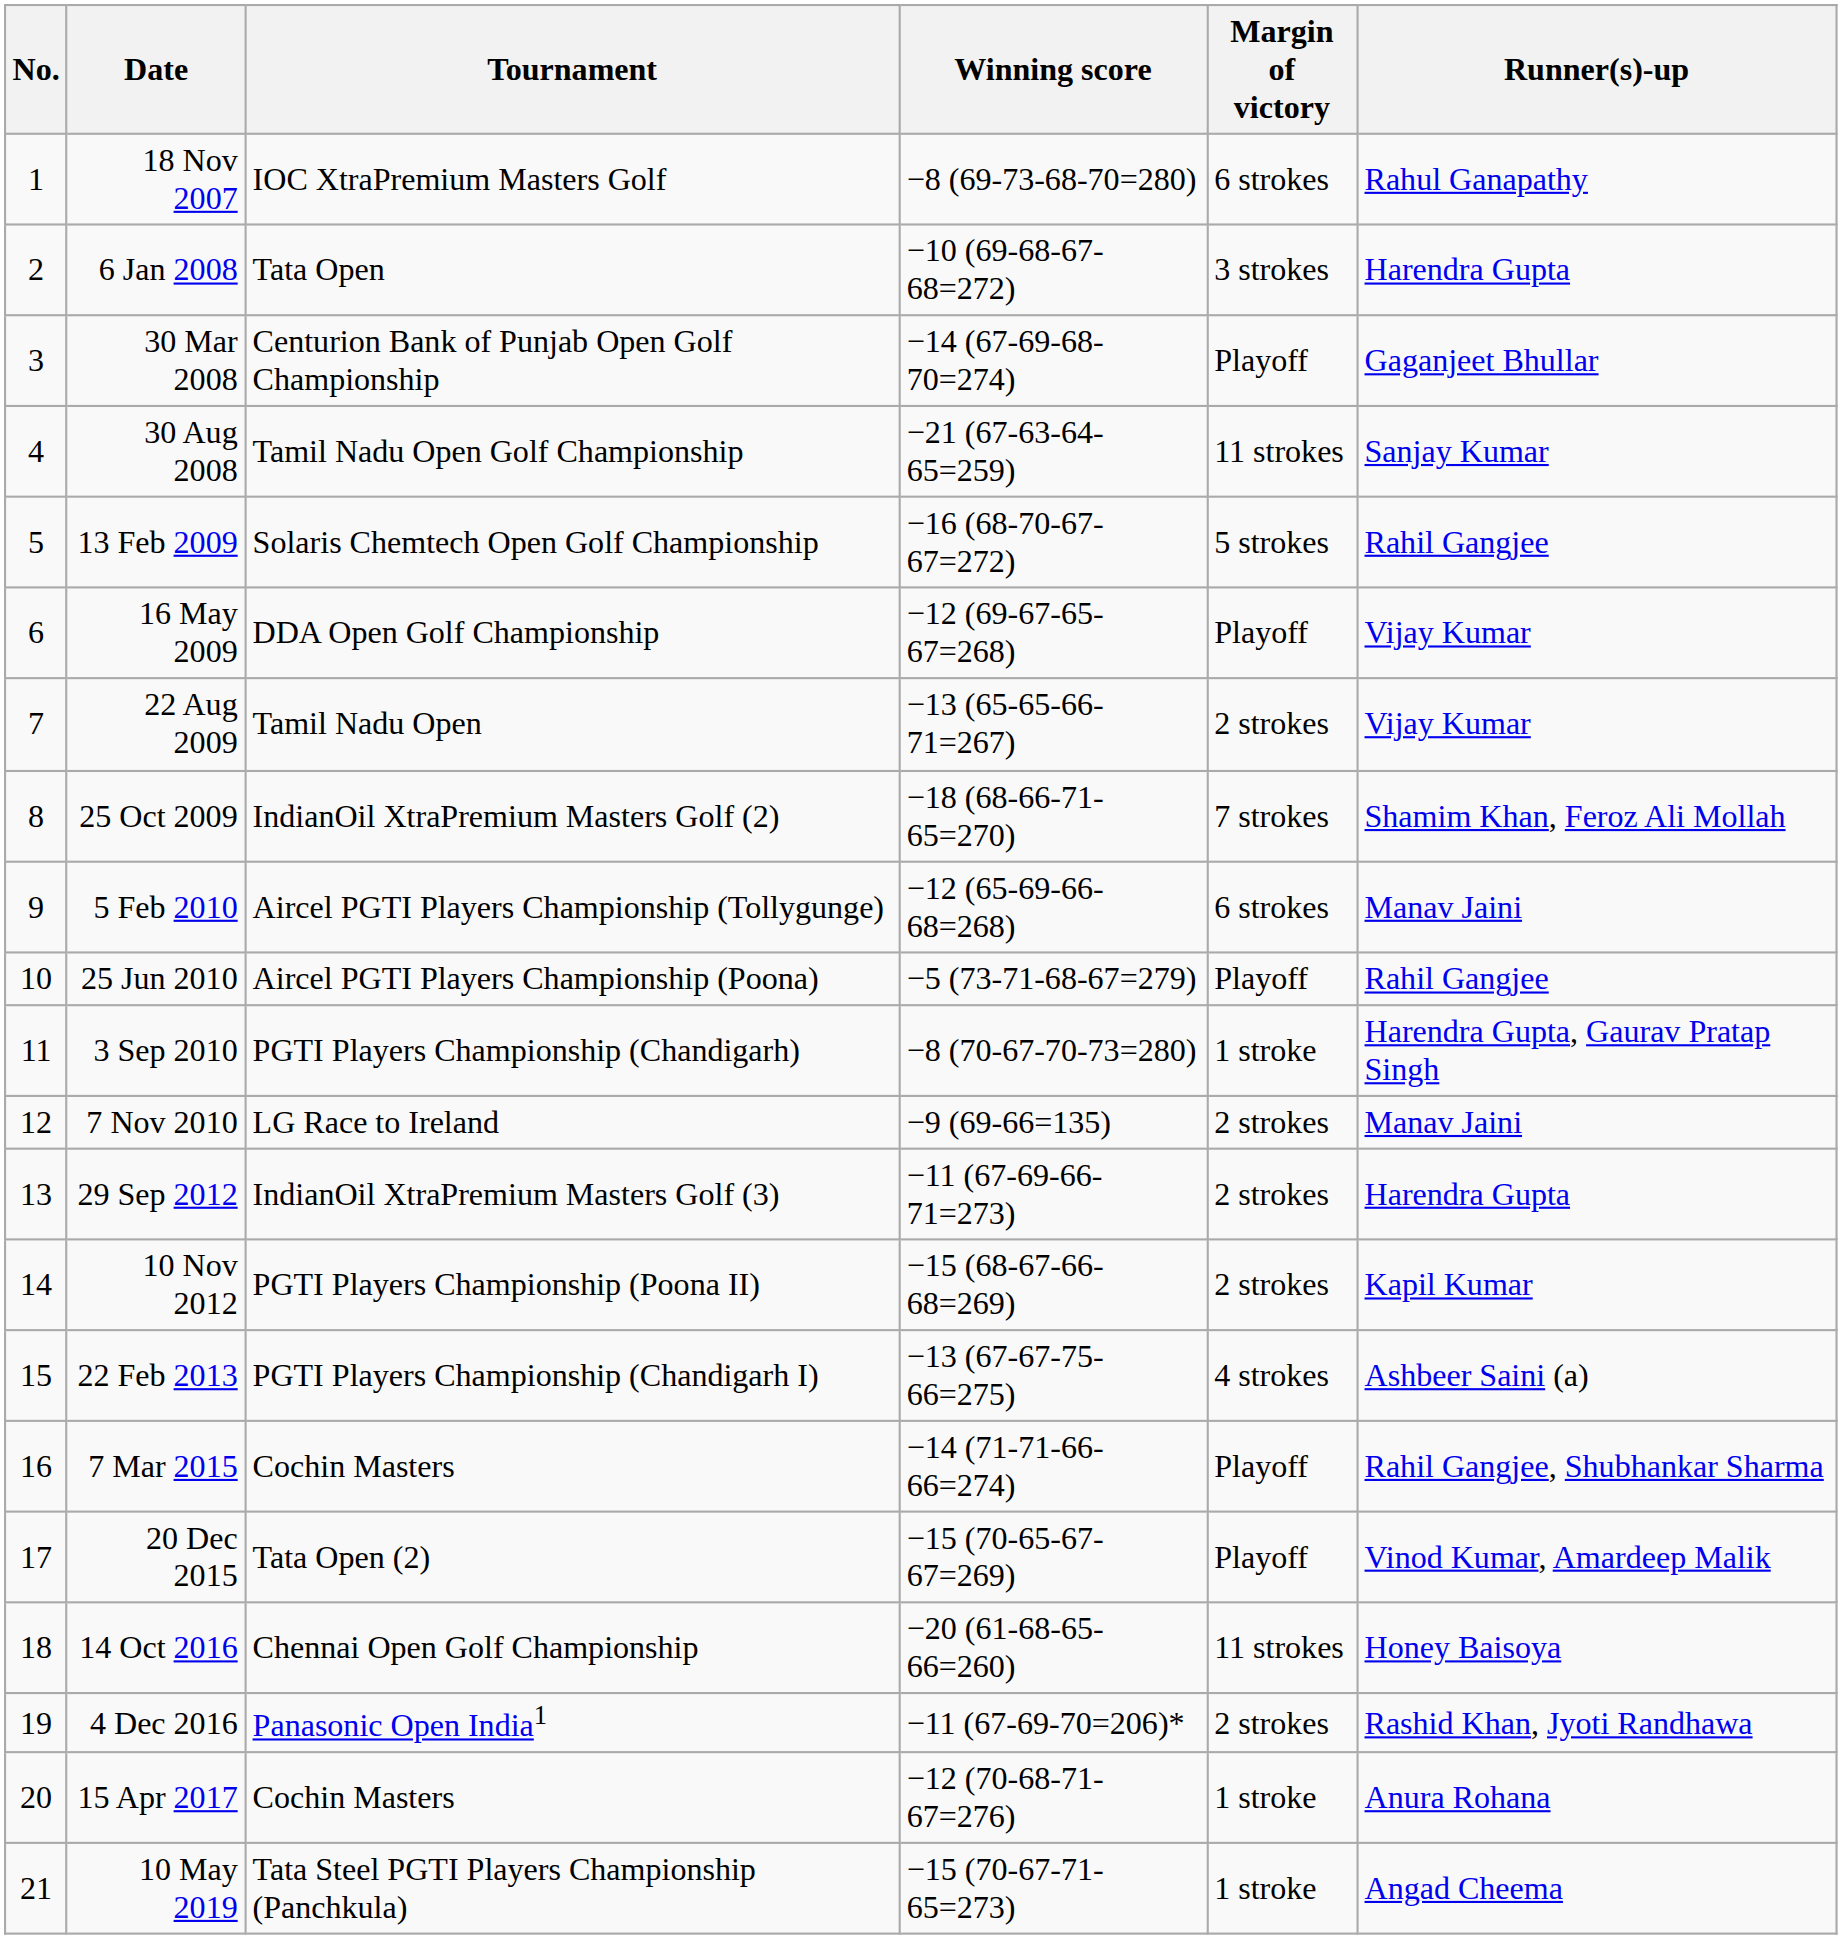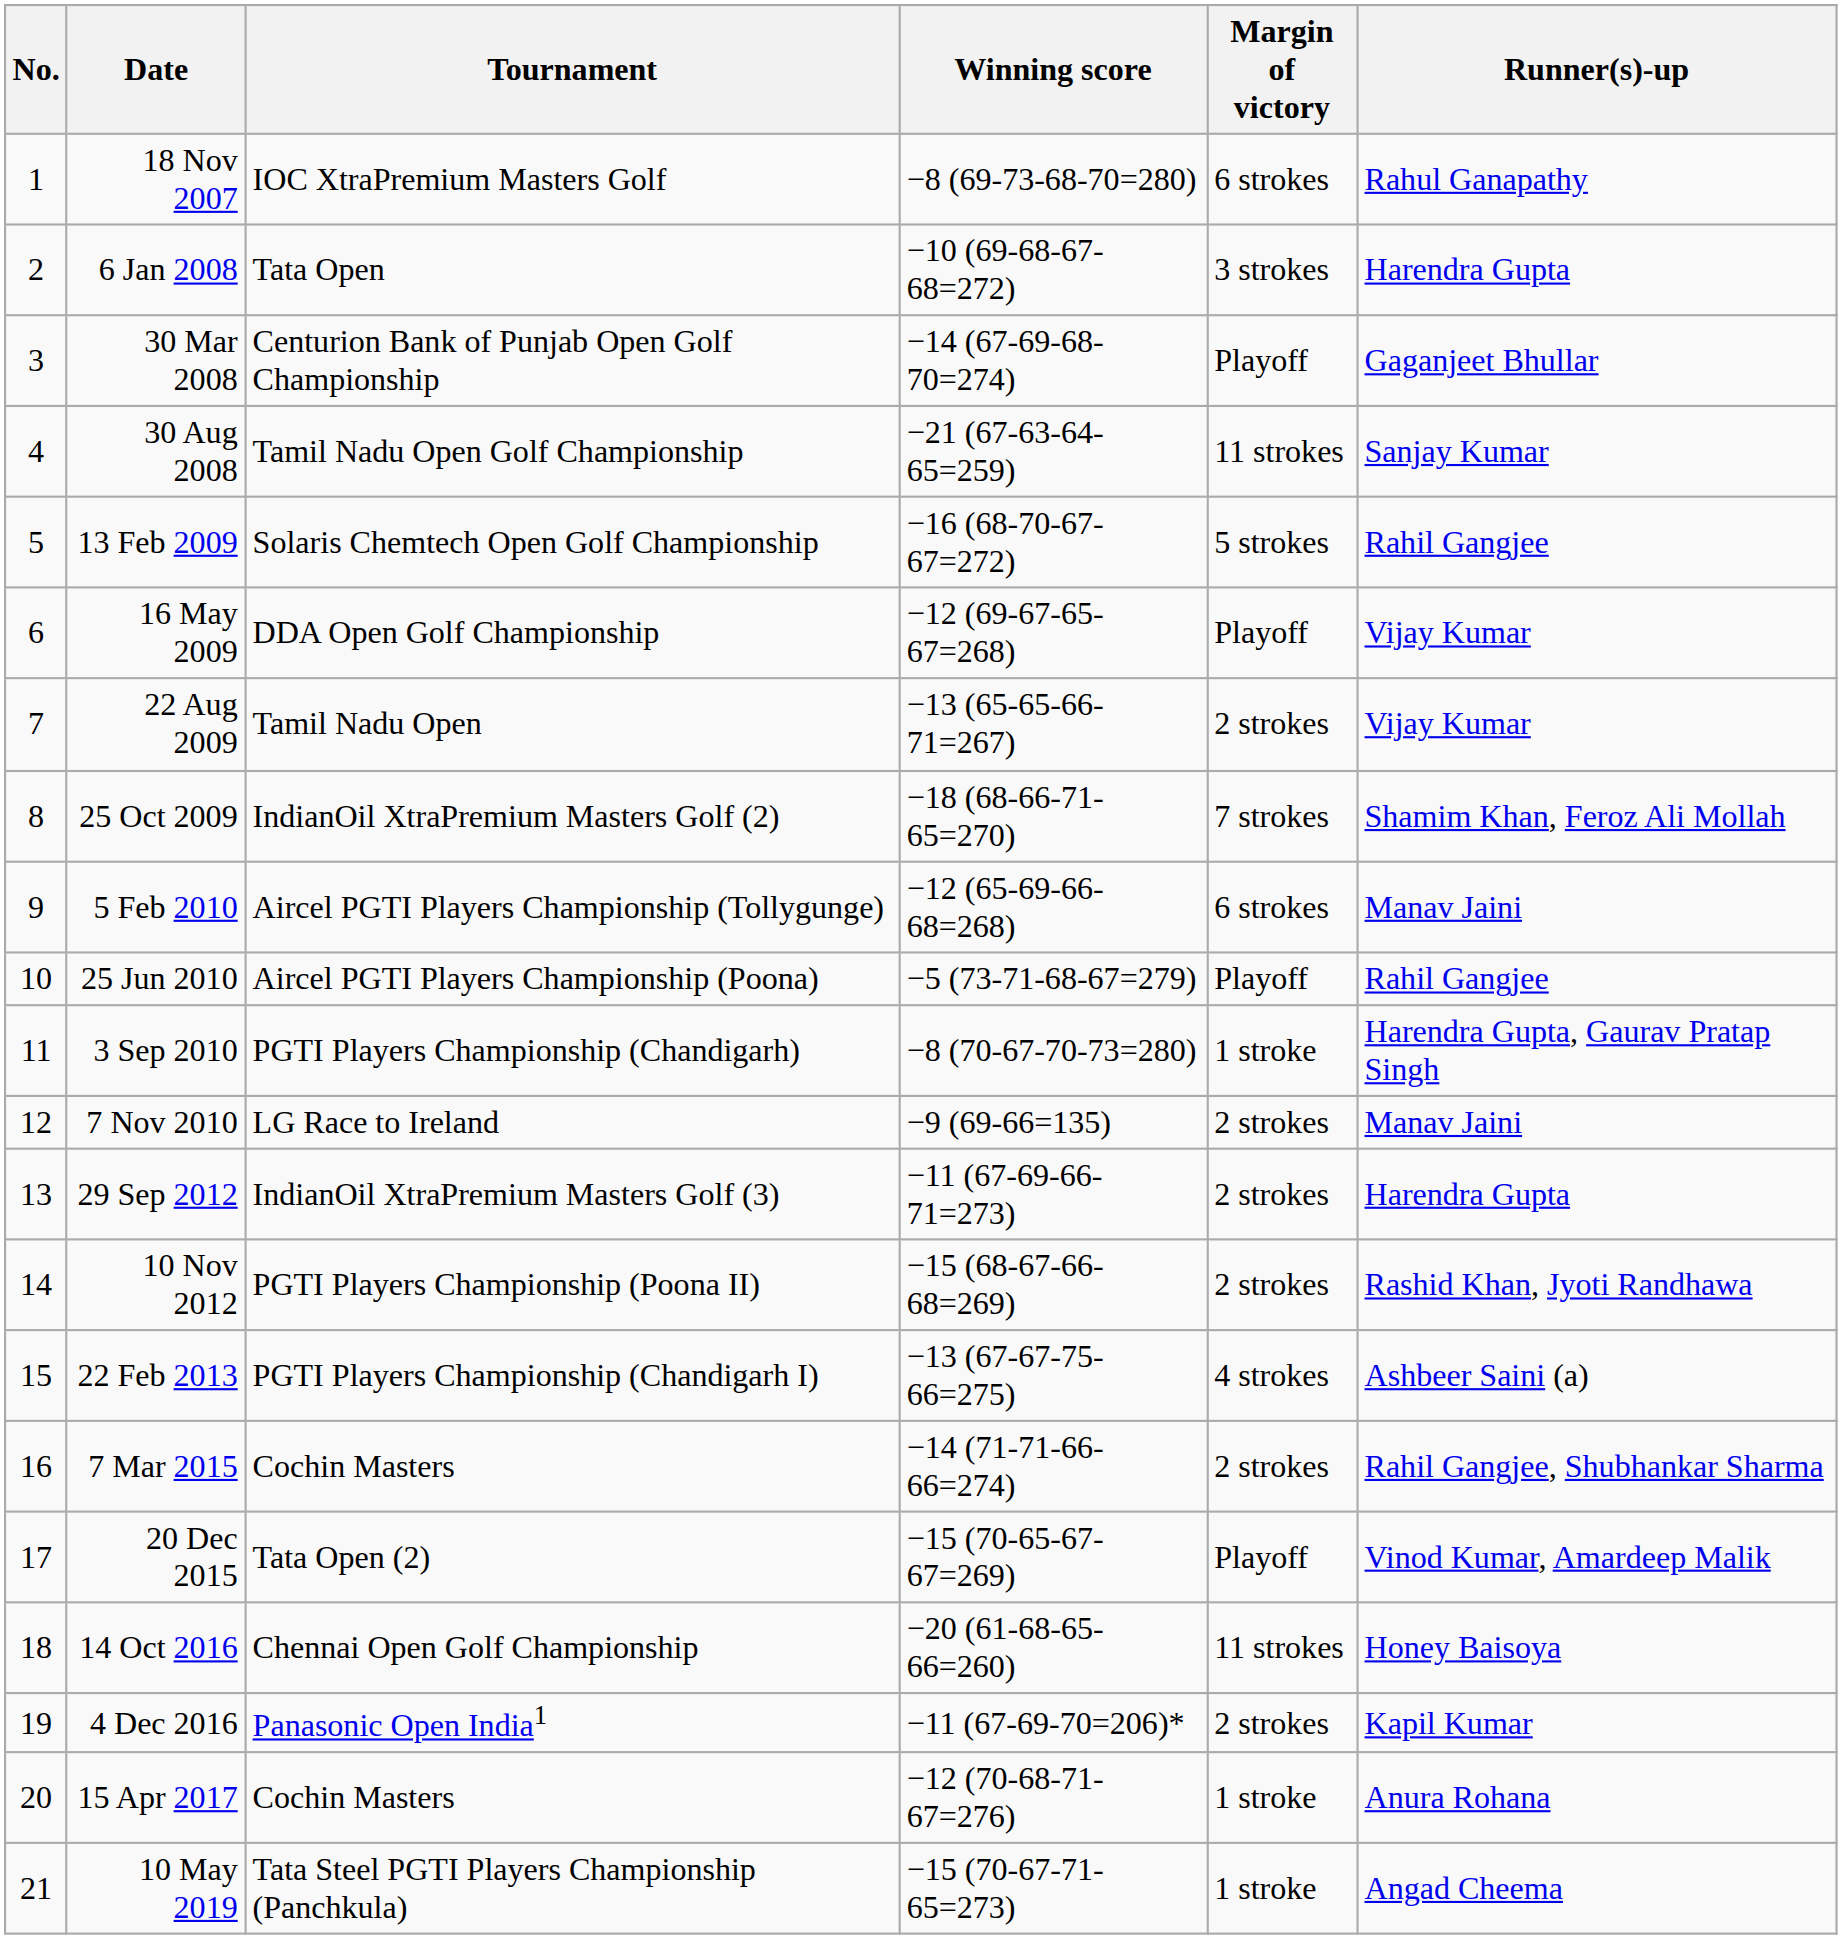(1449, 1284) Kapil Kumar -> (1559, 1284) Rashid Khan, Jyoti Randhawa
(1261, 1465) Playoff -> (1272, 1465) 2 strokes
(1559, 1722) Rashid Khan, Jyoti Randhawa -> (1449, 1722) Kapil Kumar
